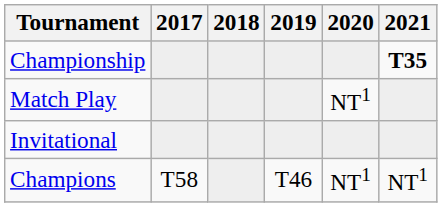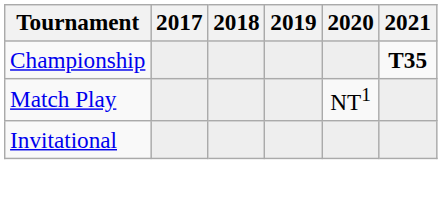- row: (63, 179)
